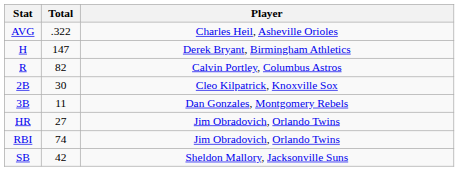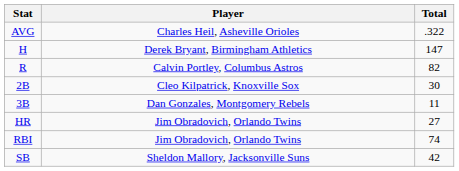columns swapped: (267, 13) <-> (61, 13)
